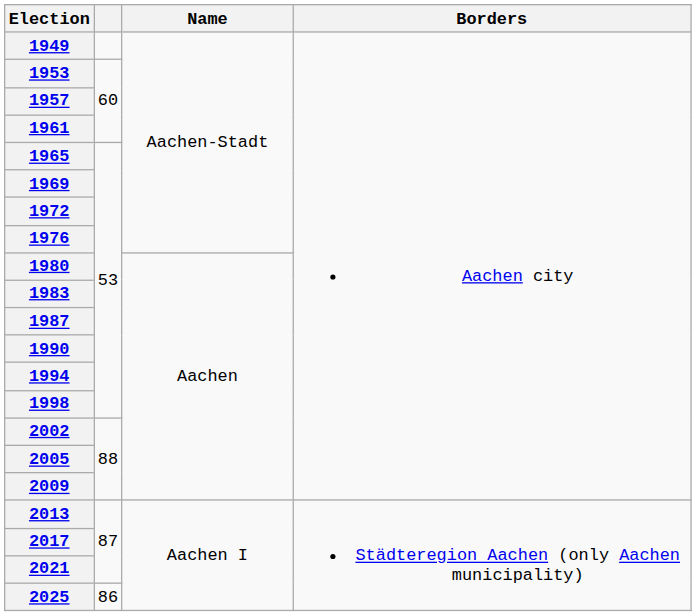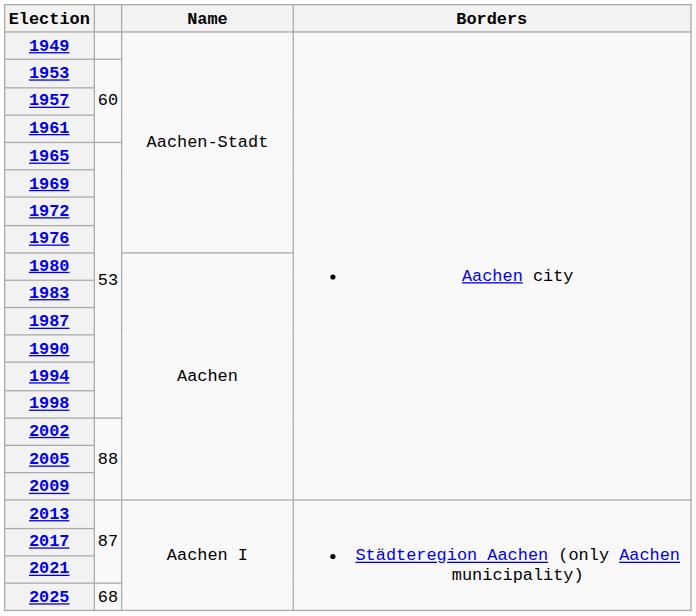(108, 597) 86 -> (108, 597) 68
